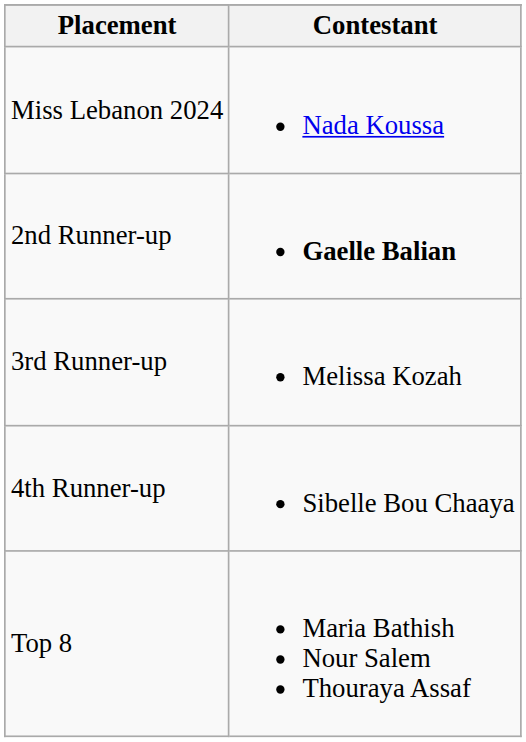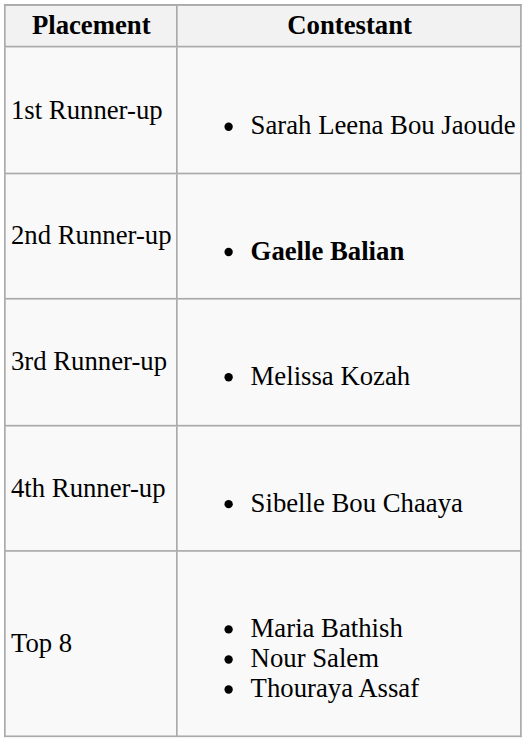- row: (117, 109)
+ row: (87, 109)
